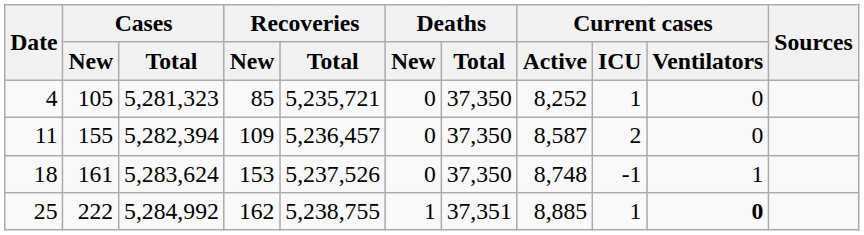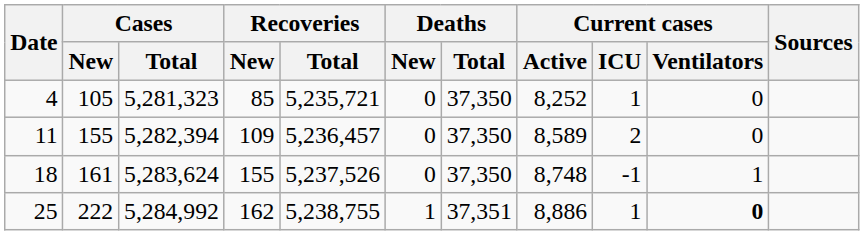(560, 135) 8,587 -> (560, 135) 8,589
(257, 173) 153 -> (257, 173) 155
(560, 211) 8,885 -> (560, 211) 8,886
